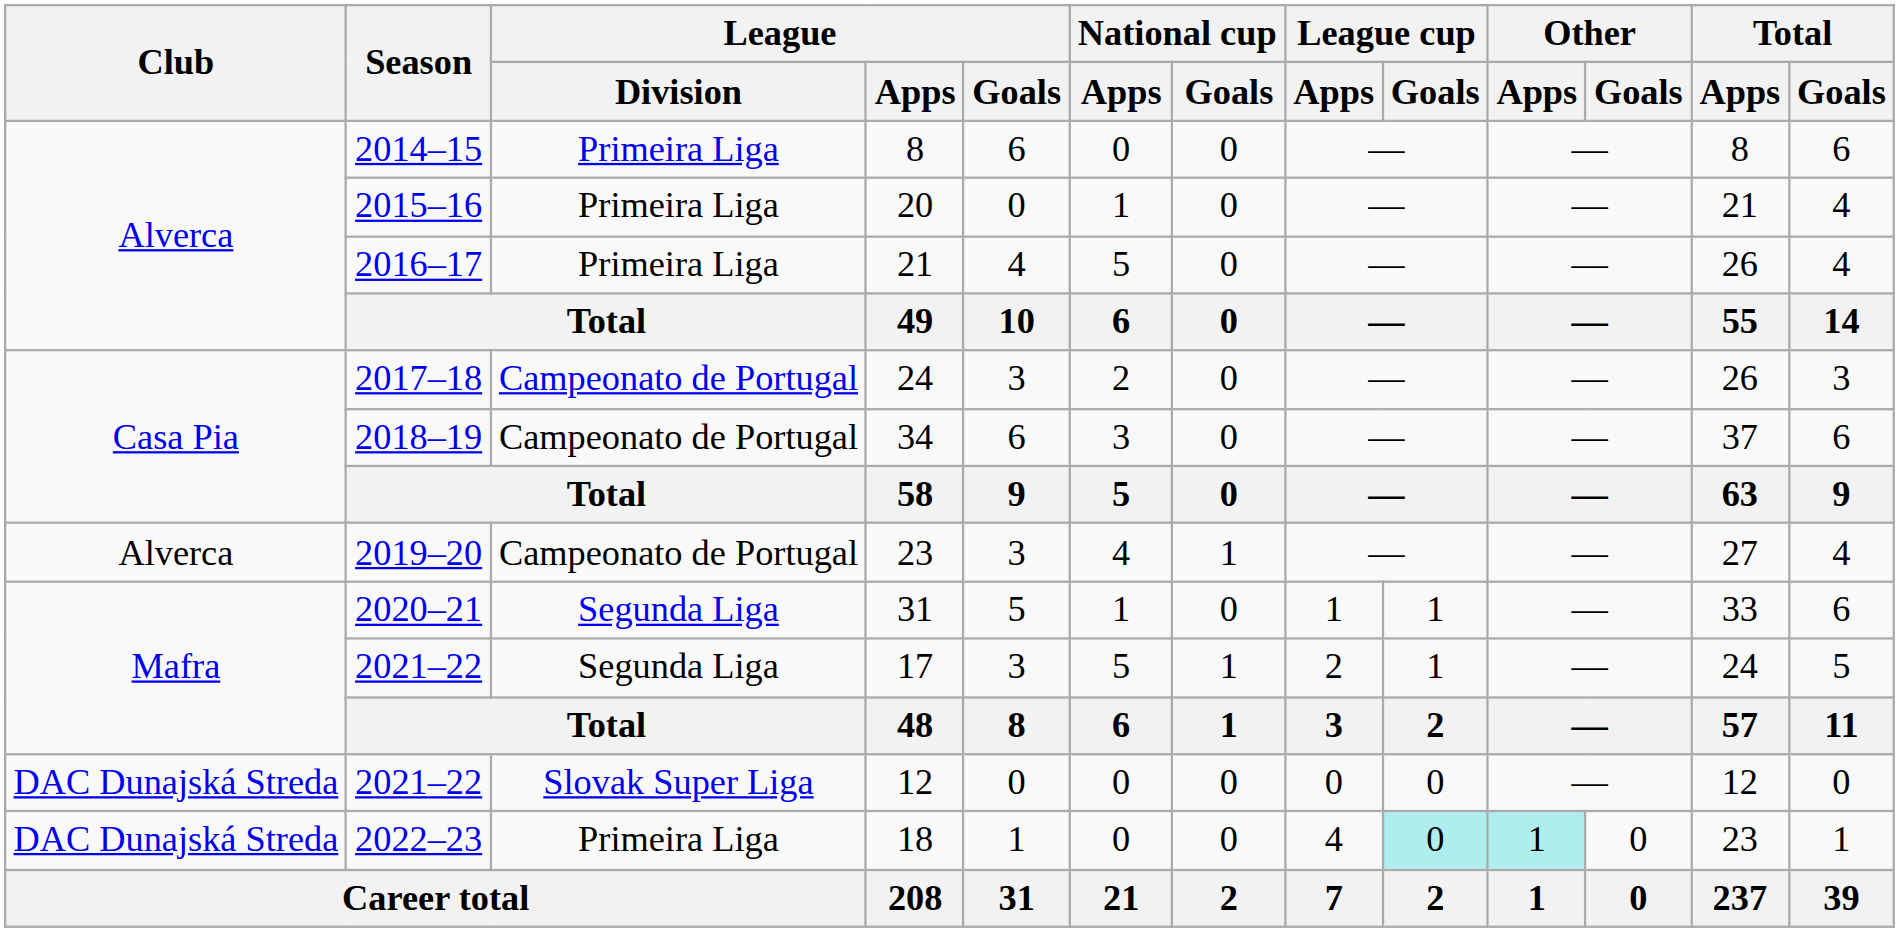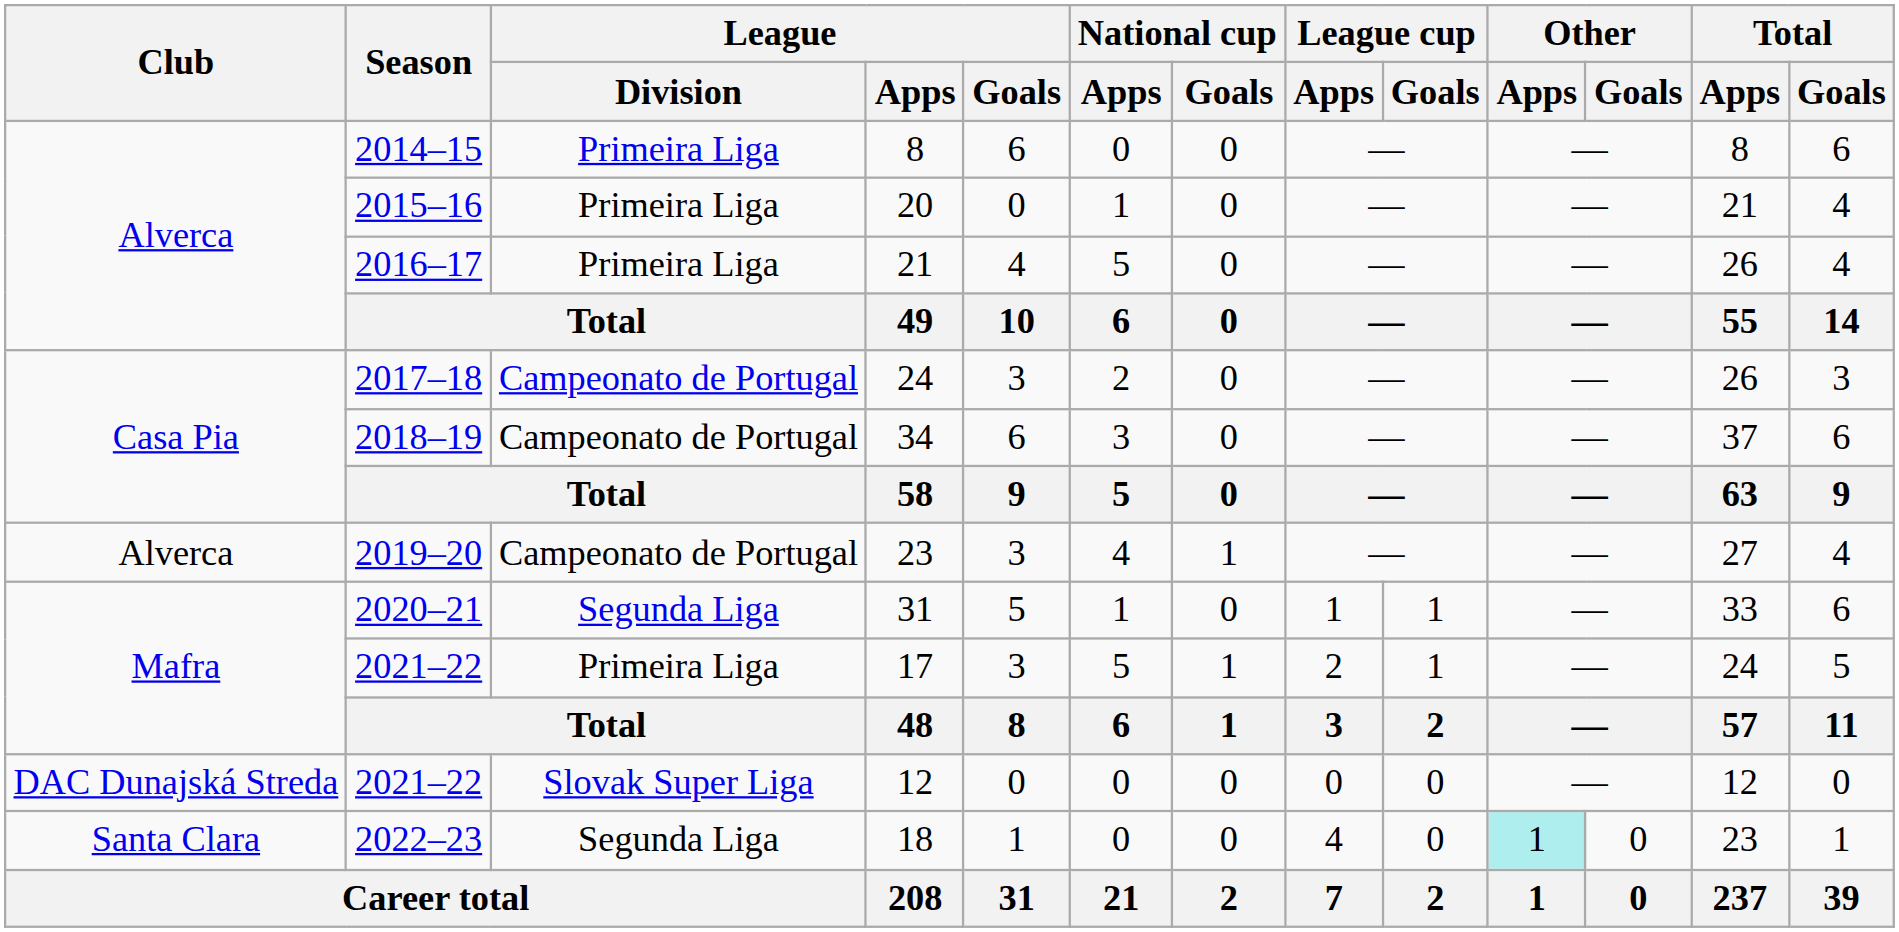(678, 666) Segunda Liga -> (678, 666) Primeira Liga
(176, 839) DAC Dunajská Streda -> (176, 839) Santa Clara
(678, 839) Primeira Liga -> (678, 839) Segunda Liga
(1435, 839) paleturquoise background -> (1435, 839) no background
